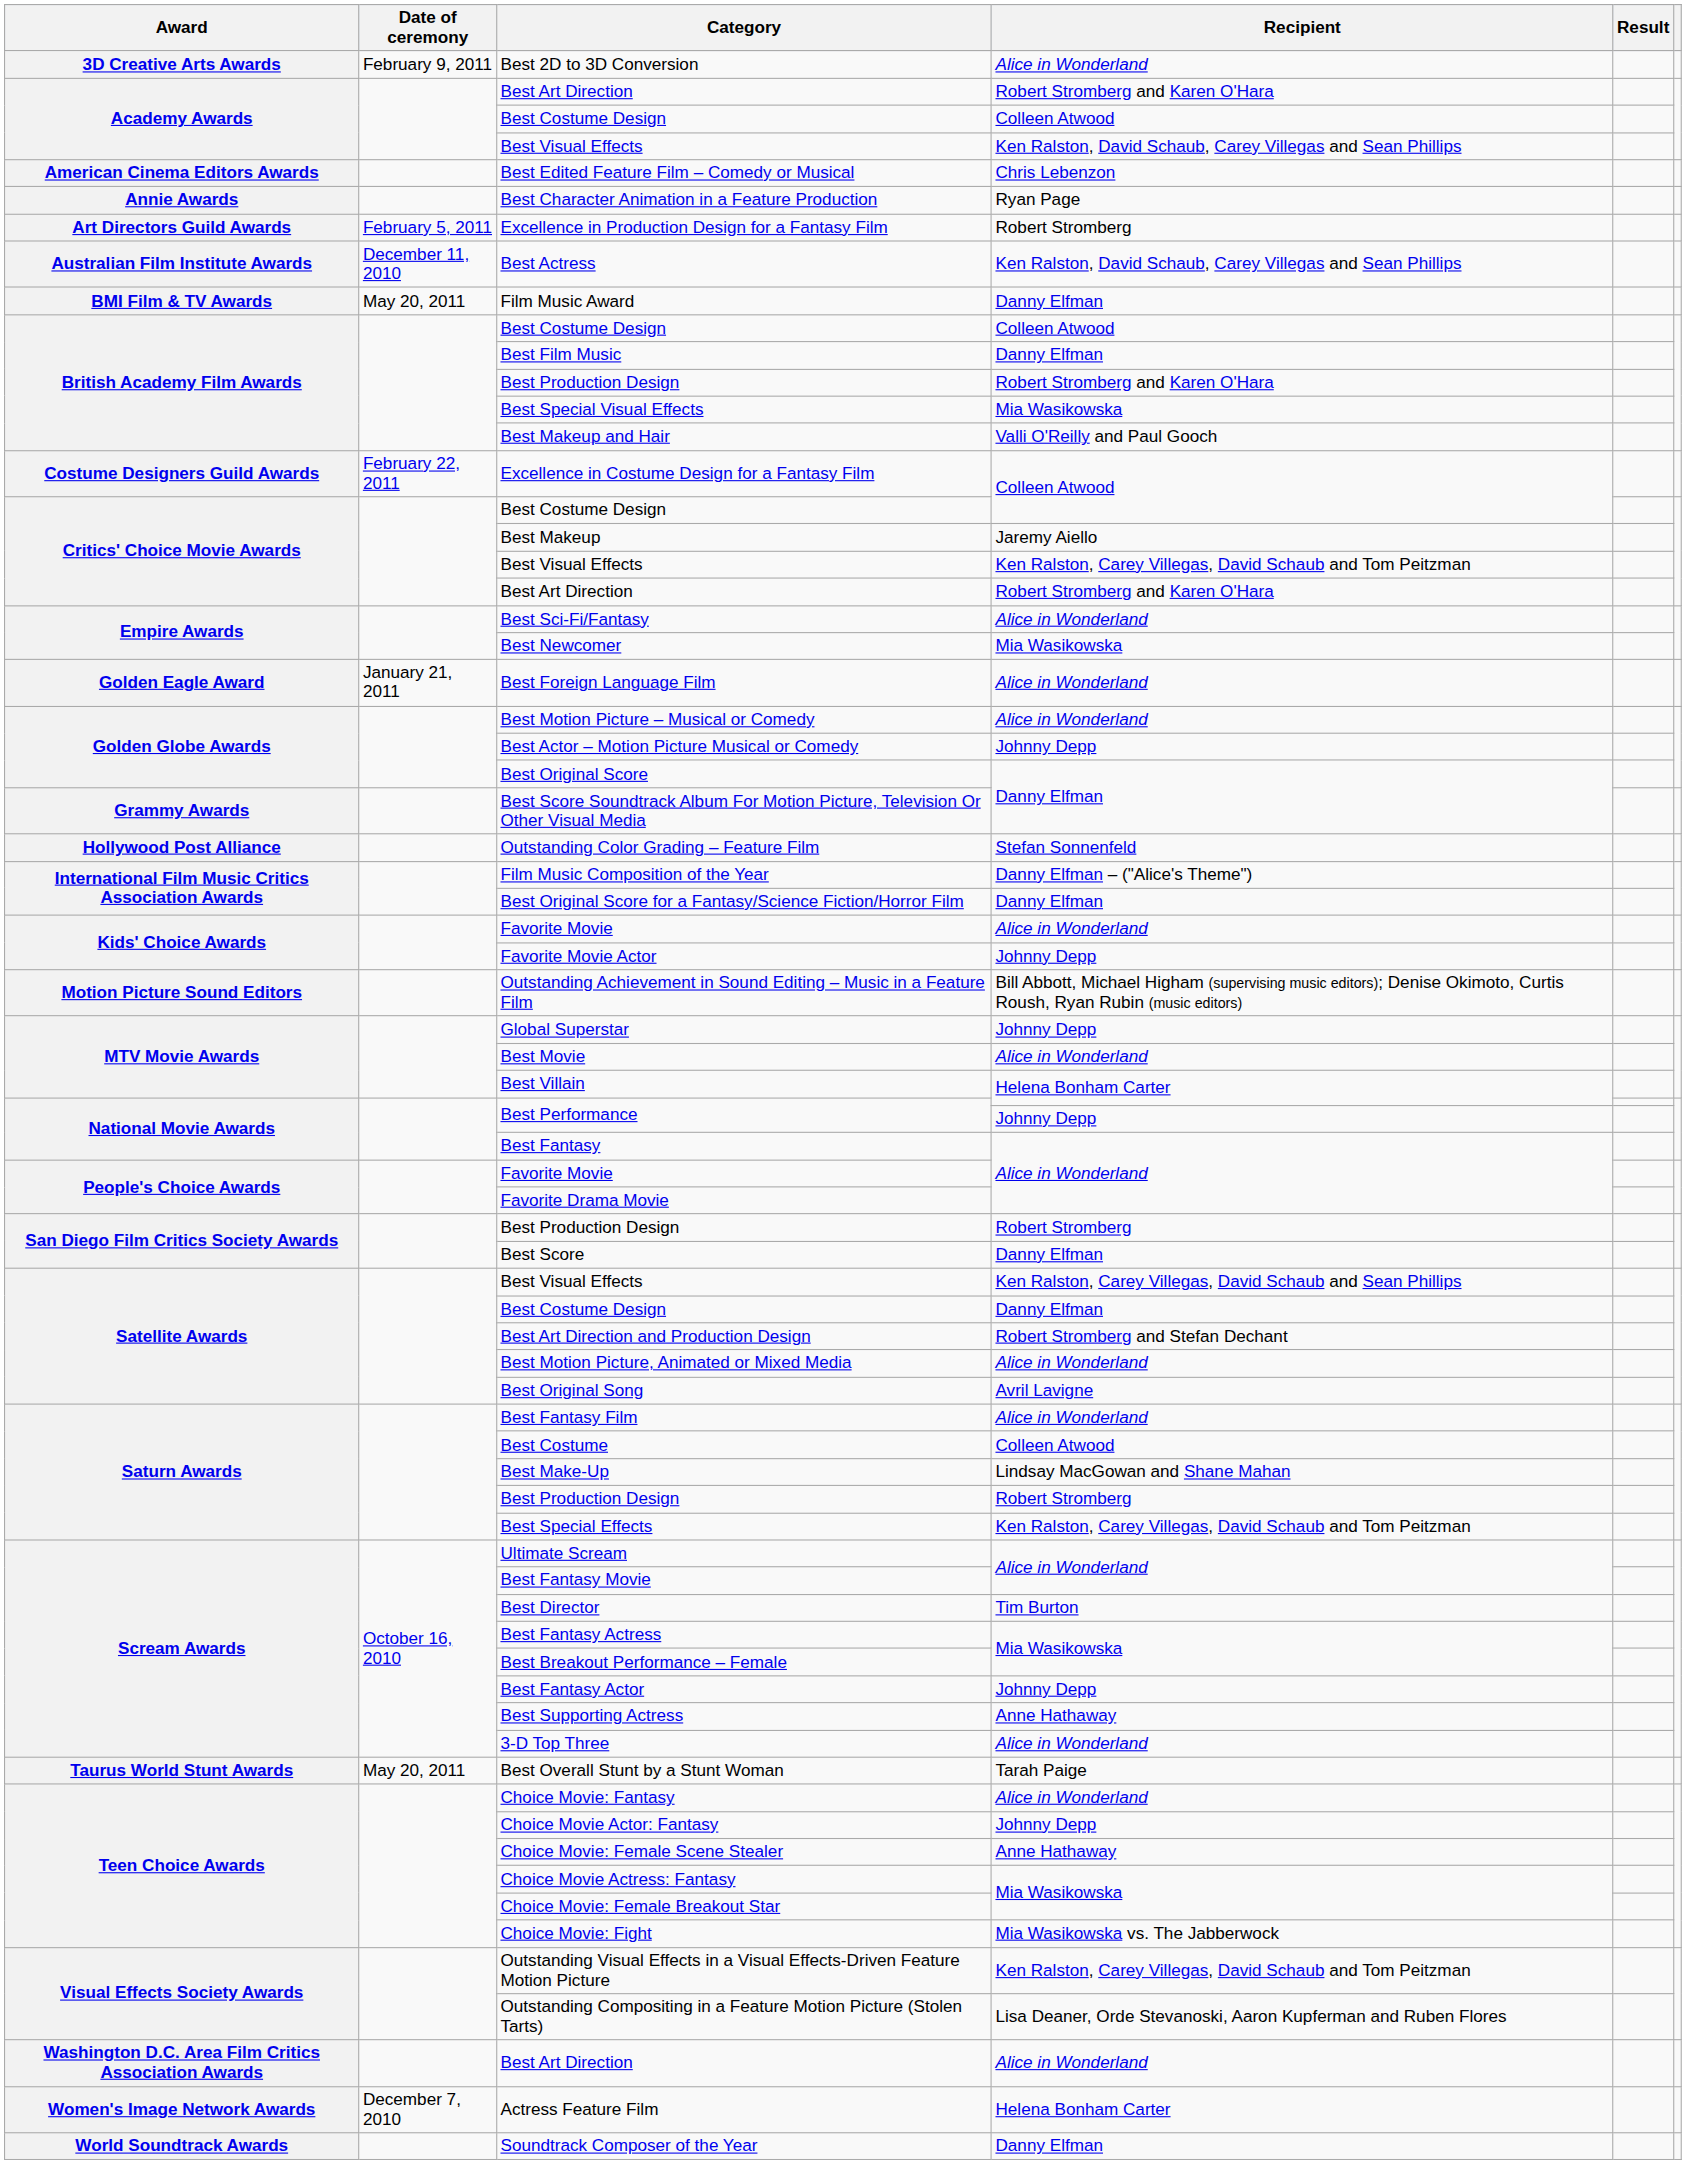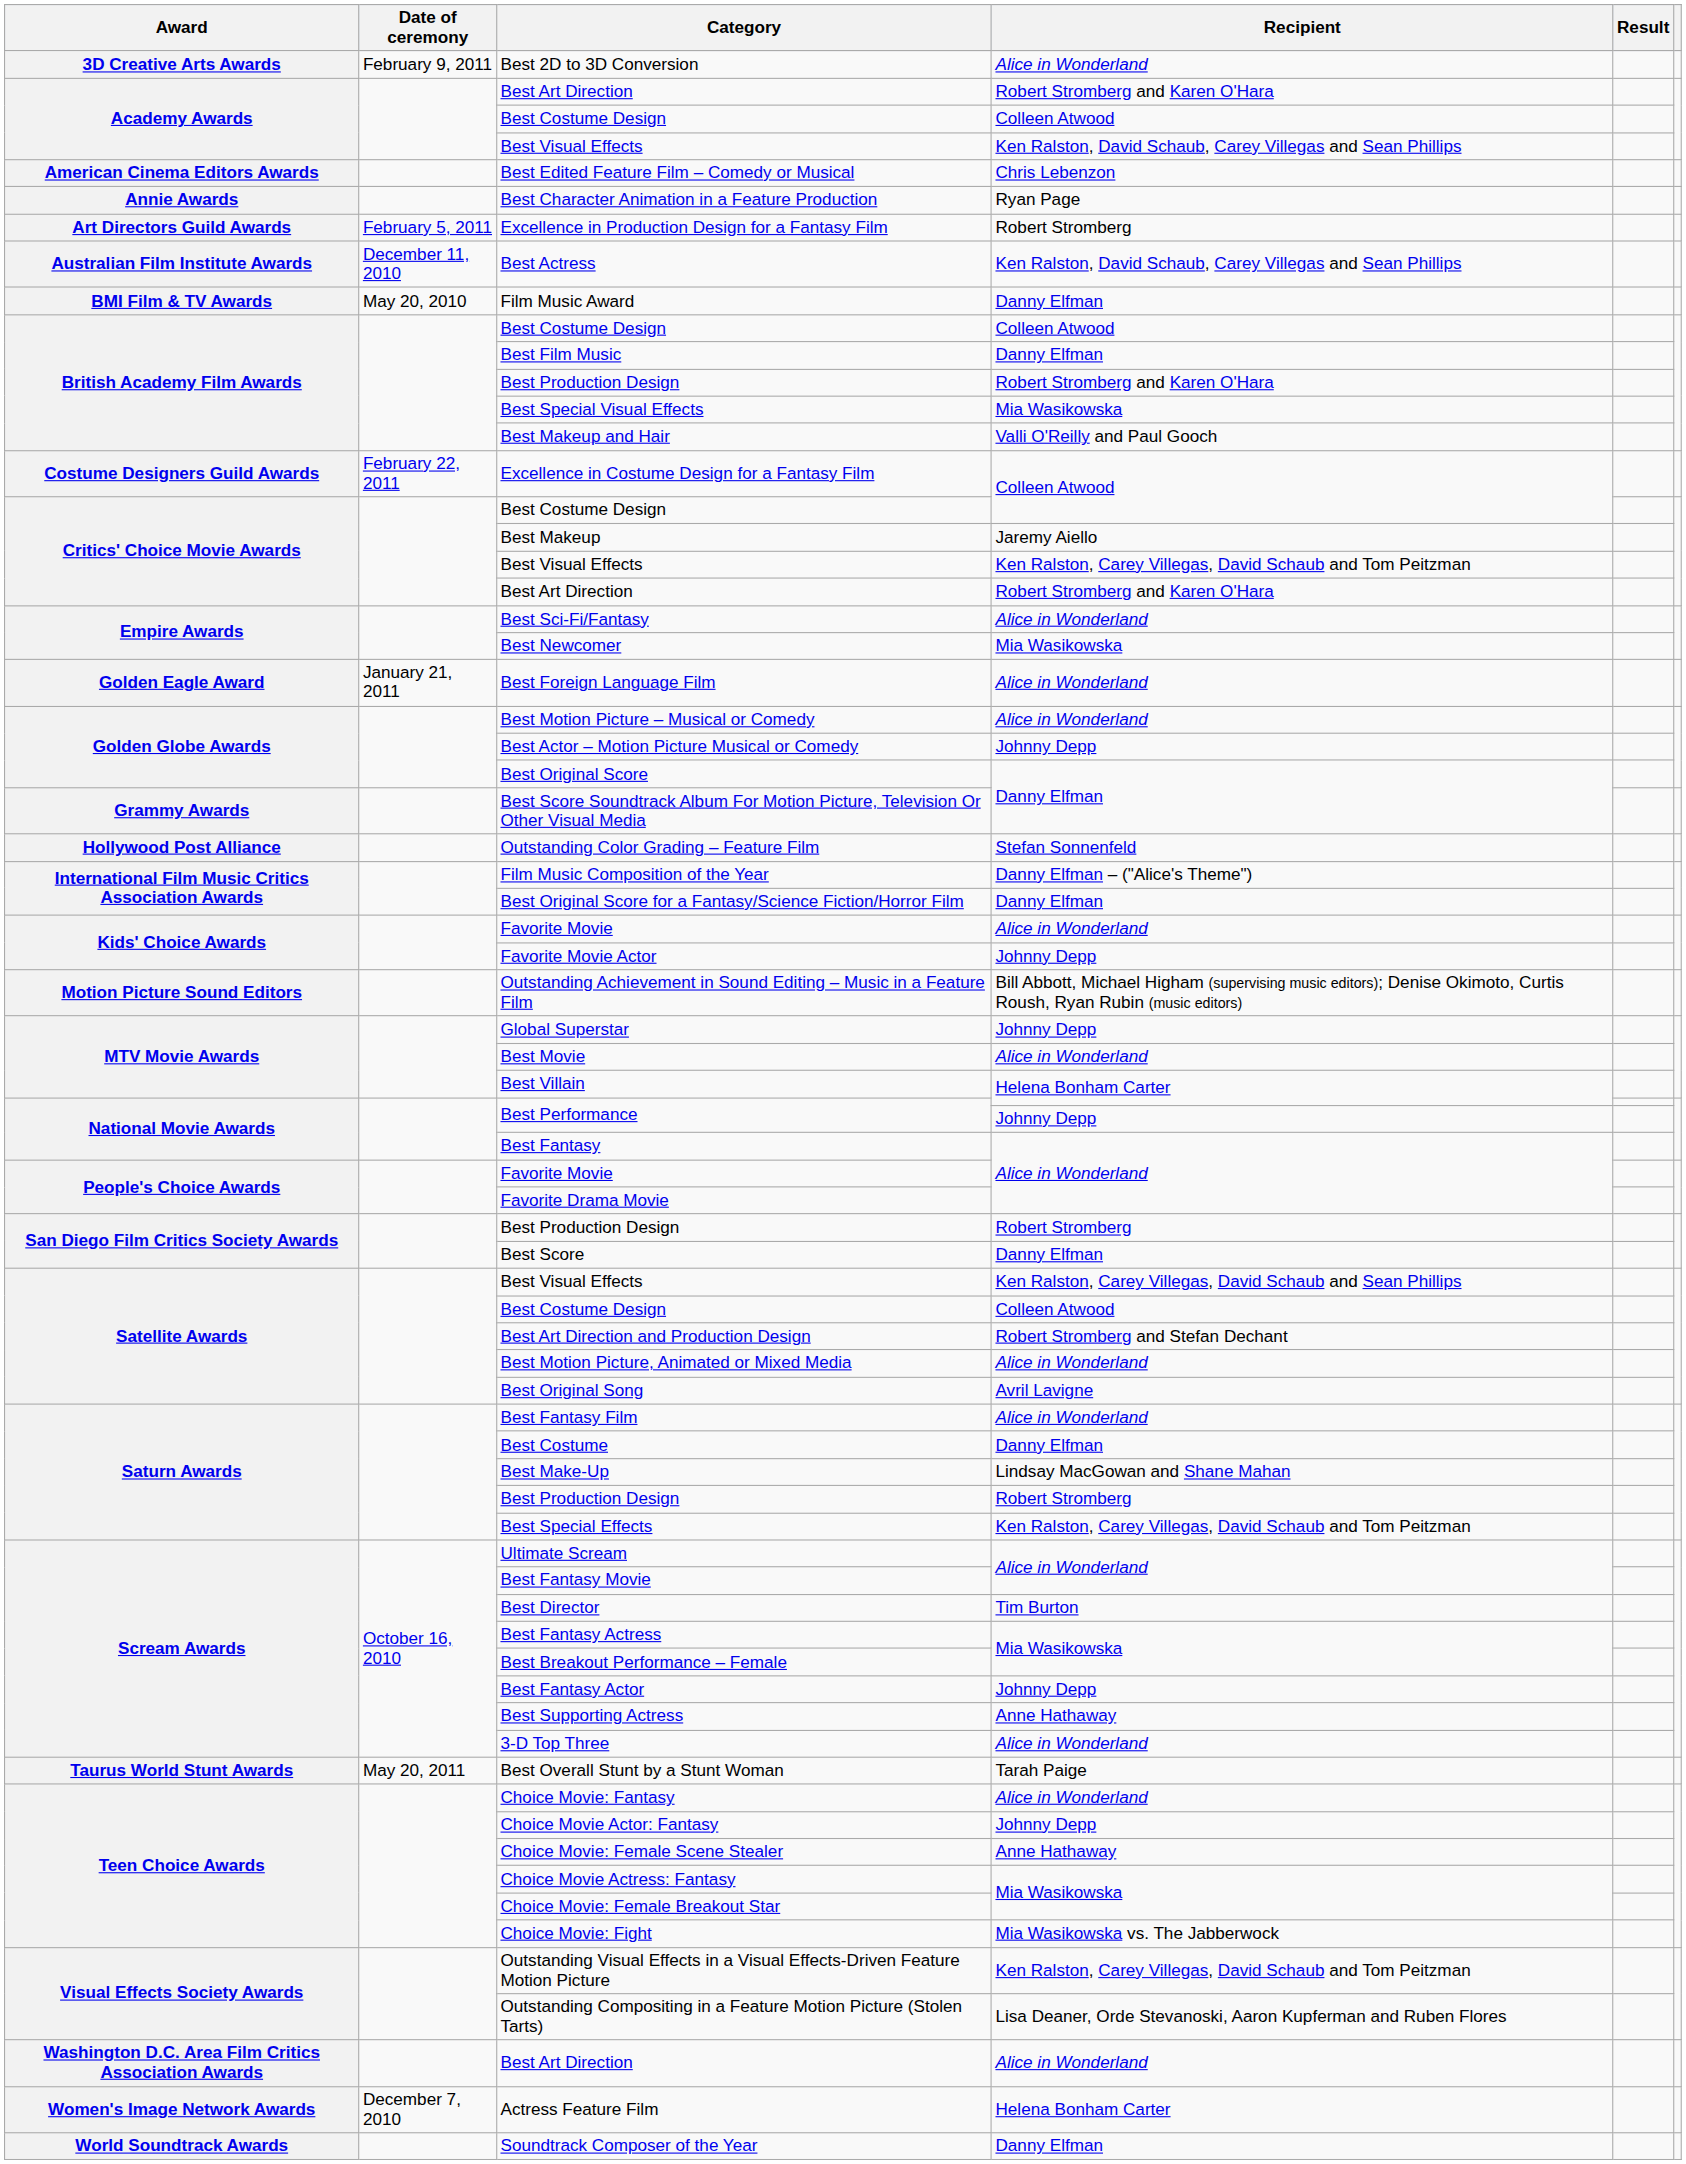(414, 300) May 20, 2011 -> (415, 300) May 20, 2010
(1049, 1309) Danny Elfman -> (1055, 1309) Colleen Atwood
(1055, 1444) Colleen Atwood -> (1049, 1444) Danny Elfman
